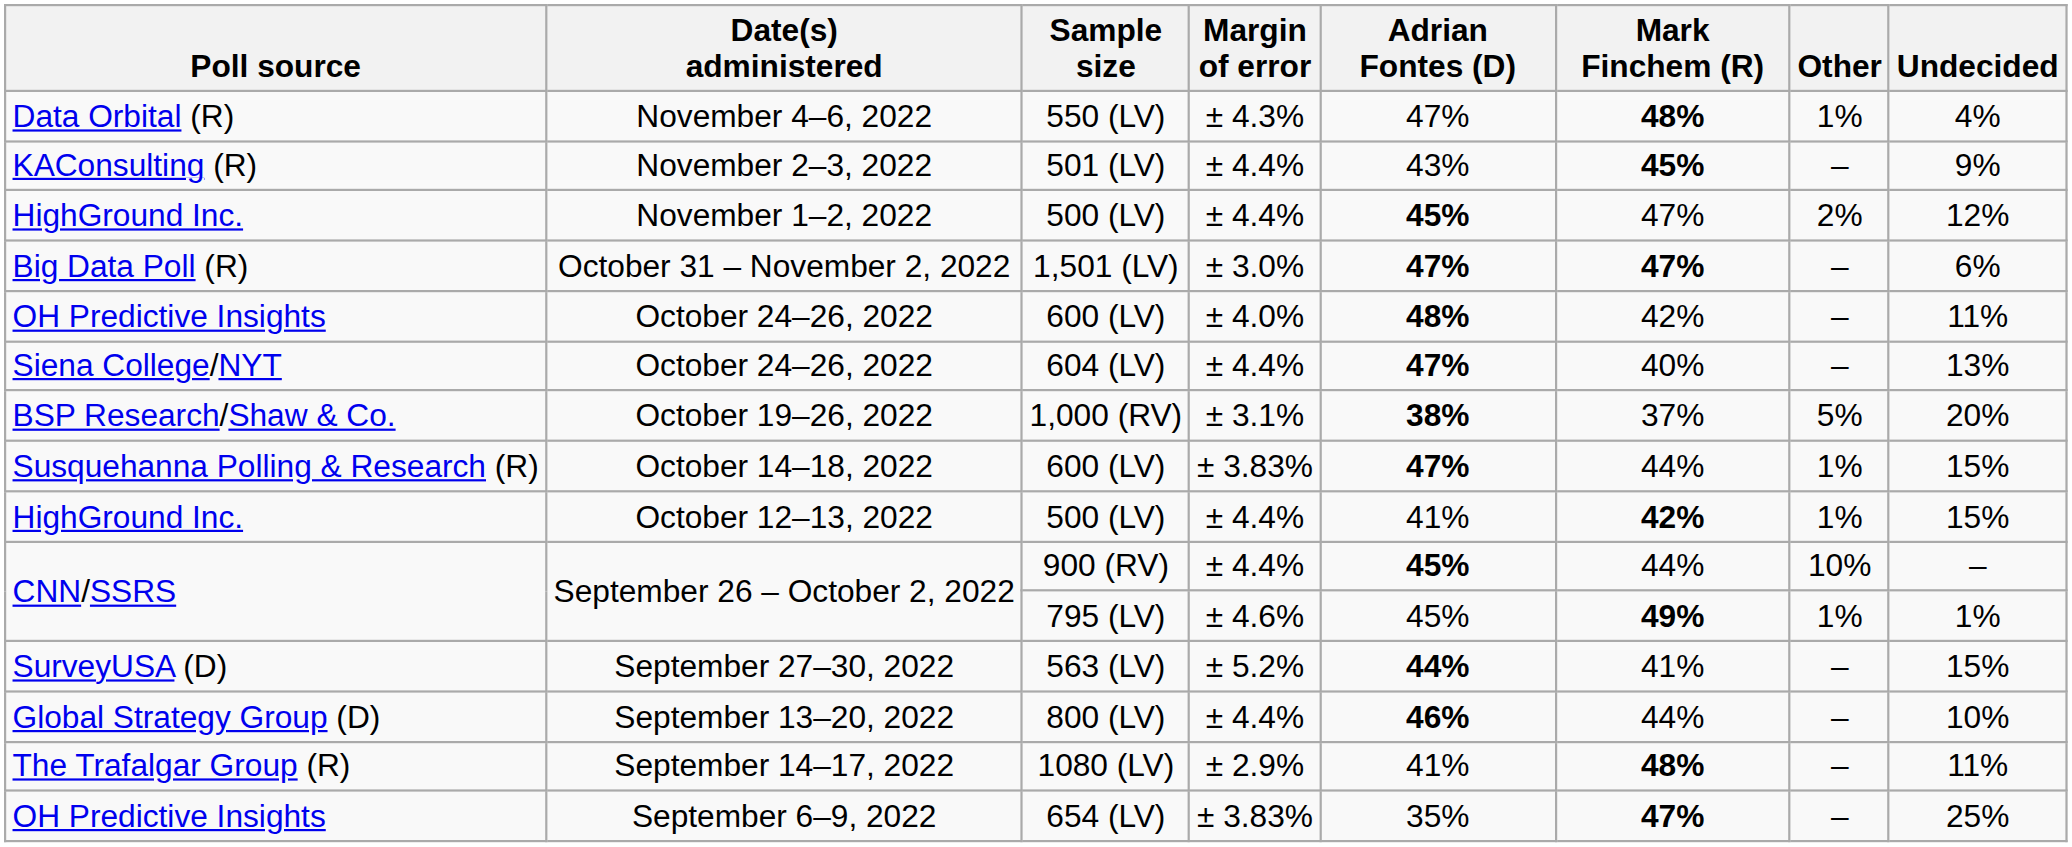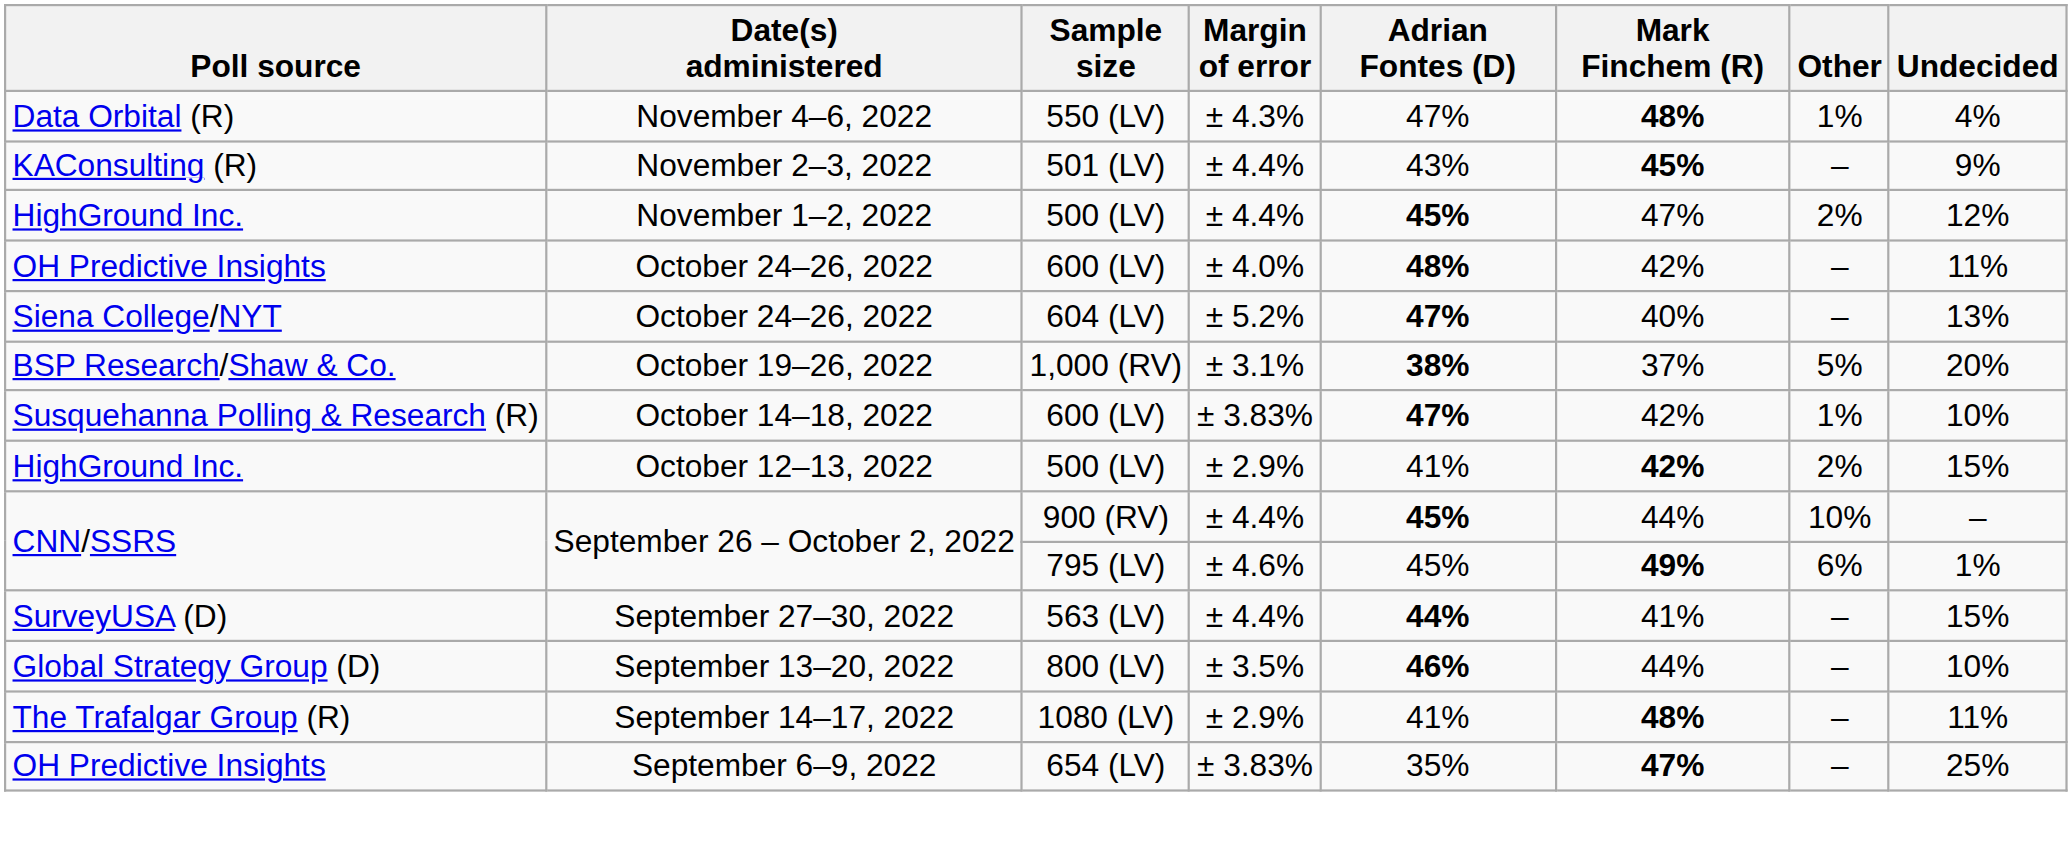- row: (784, 266)
(1255, 366) ± 4.4% -> (1255, 316) ± 5.2%
(1673, 466) 44% -> (1673, 416) 42%
(1978, 466) 15% -> (1978, 416) 10%
(1255, 516) ± 4.4% -> (1255, 466) ± 2.9%
(1840, 516) 1% -> (1840, 466) 2%
(1840, 616) 1% -> (1840, 566) 6%
(1255, 666) ± 5.2% -> (1255, 616) ± 4.4%
(1255, 716) ± 4.4% -> (1255, 666) ± 3.5%
